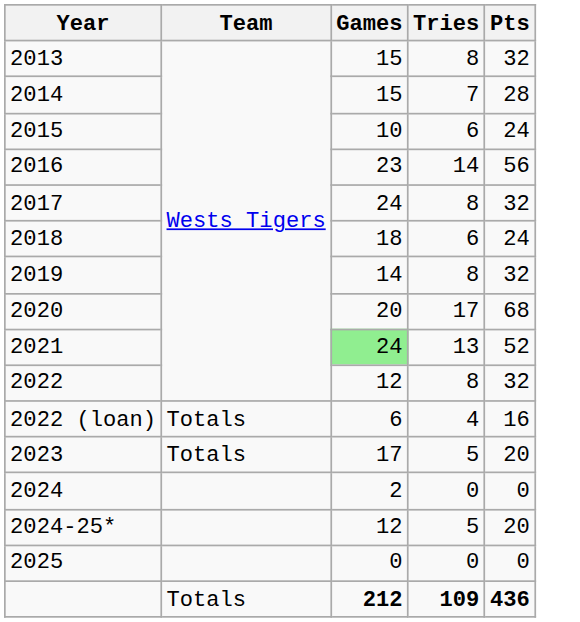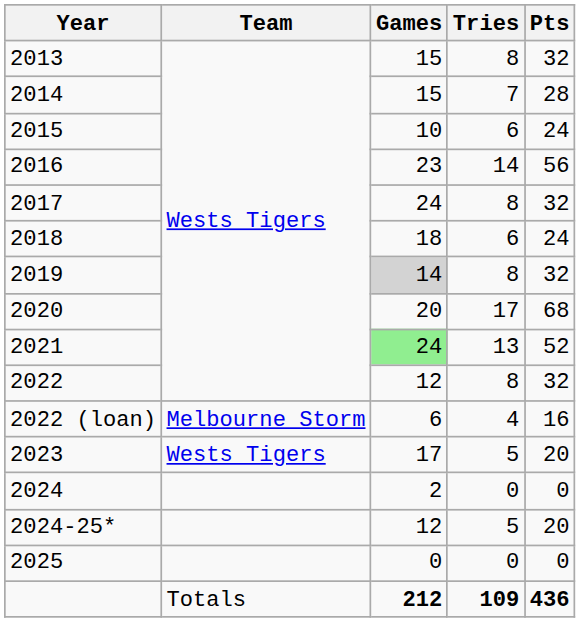(389, 275) no background -> (429, 275) lightgrey background
(206, 419) Totals -> (266, 419) Melbourne Storm
(206, 455) Totals -> (246, 455) Wests Tigers
